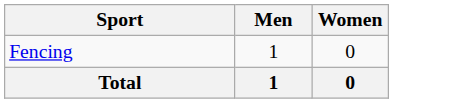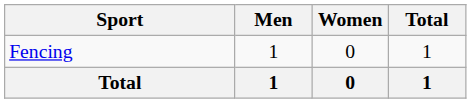+ column: (427, 20)
